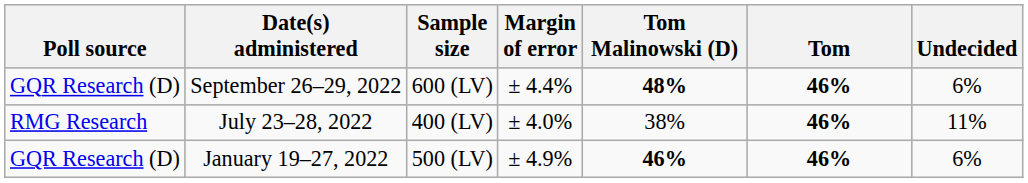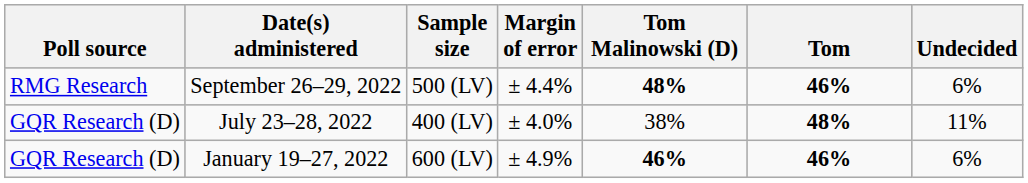(95, 85) GQR Research (D) -> (79, 85) RMG Research
(452, 85) 600 (LV) -> (452, 85) 500 (LV)
(79, 122) RMG Research -> (95, 122) GQR Research (D)
(829, 122) 46% -> (829, 122) 48%
(452, 159) 500 (LV) -> (452, 159) 600 (LV)
